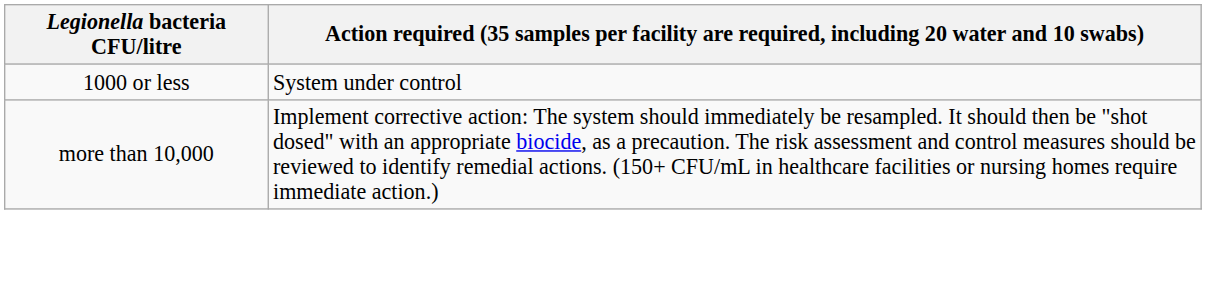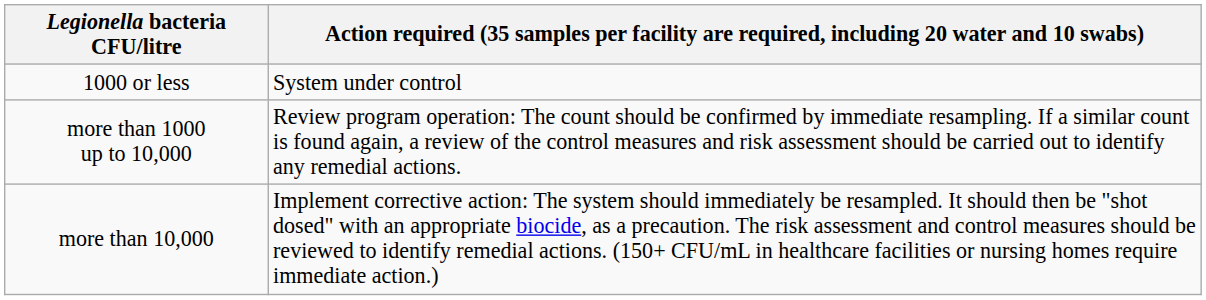+ row: (136, 141)
